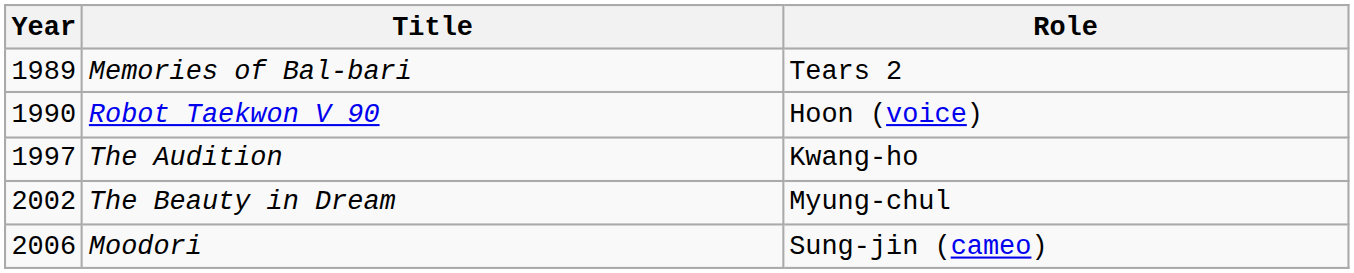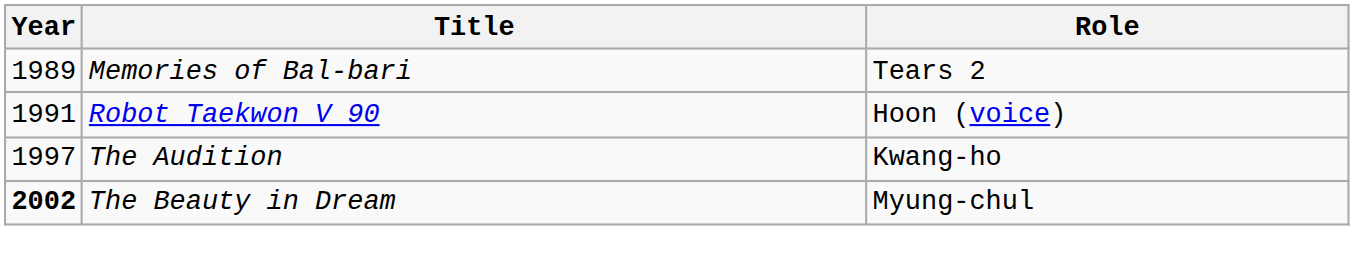(44, 115) 1990 -> (44, 115) 1991
(44, 202) normal -> (44, 202) bold
- row: (145, 246)
